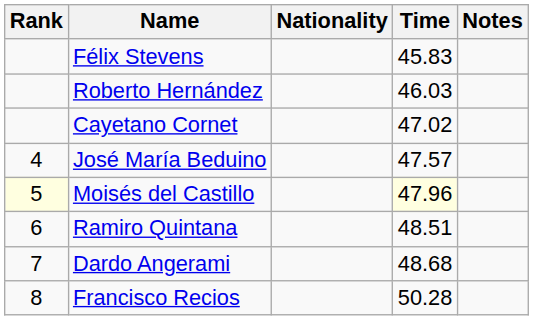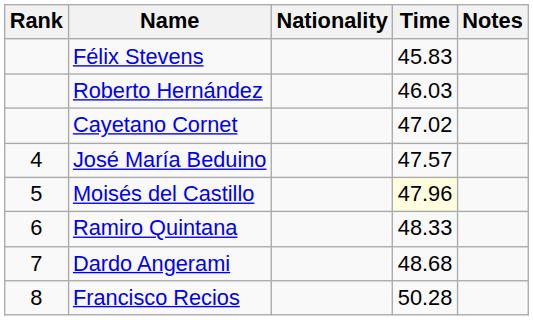(36, 194) lightyellow background -> (36, 194) no background
(425, 228) 48.51 -> (425, 228) 48.33
